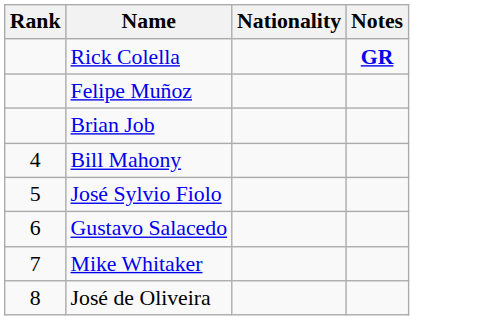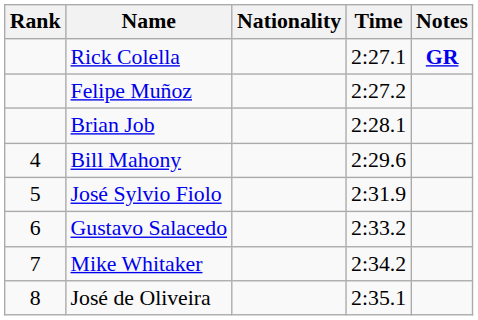+ column: (379, 21)
